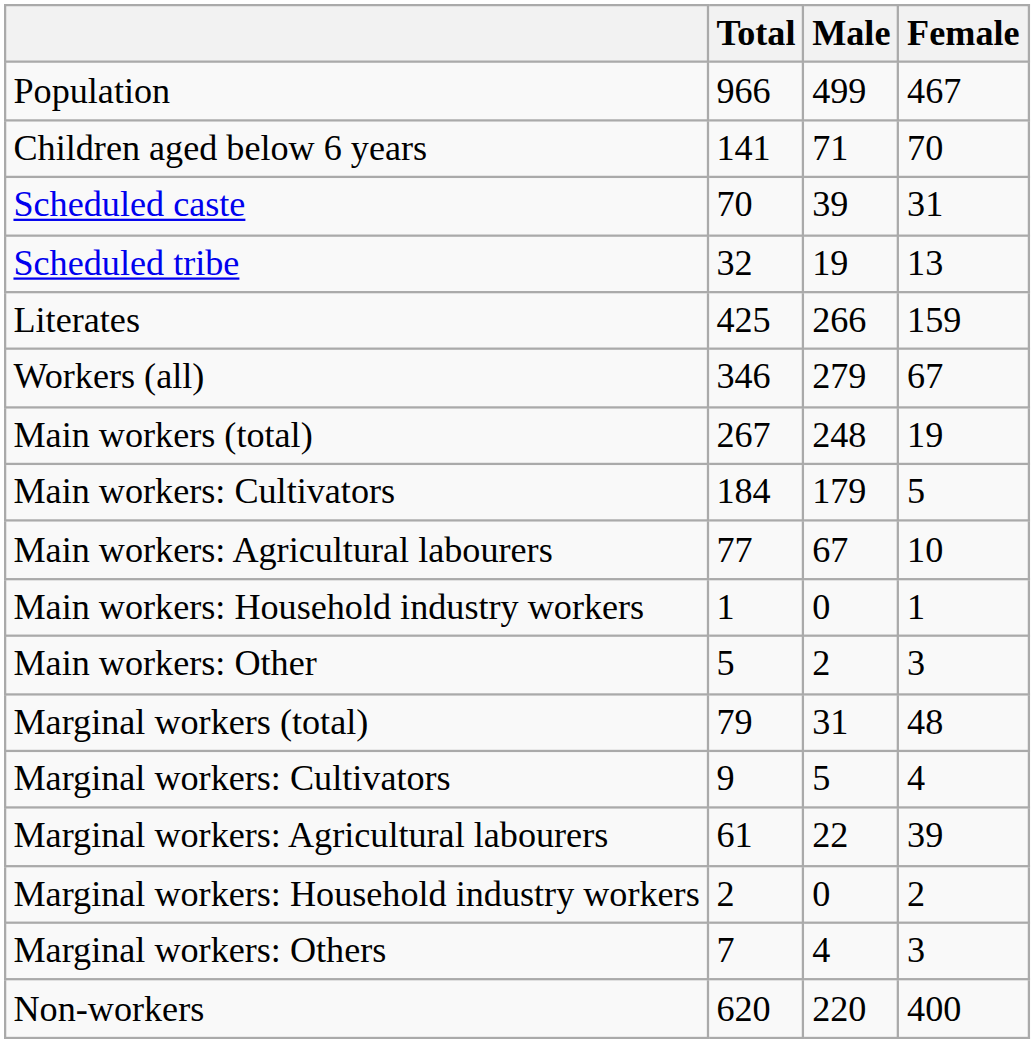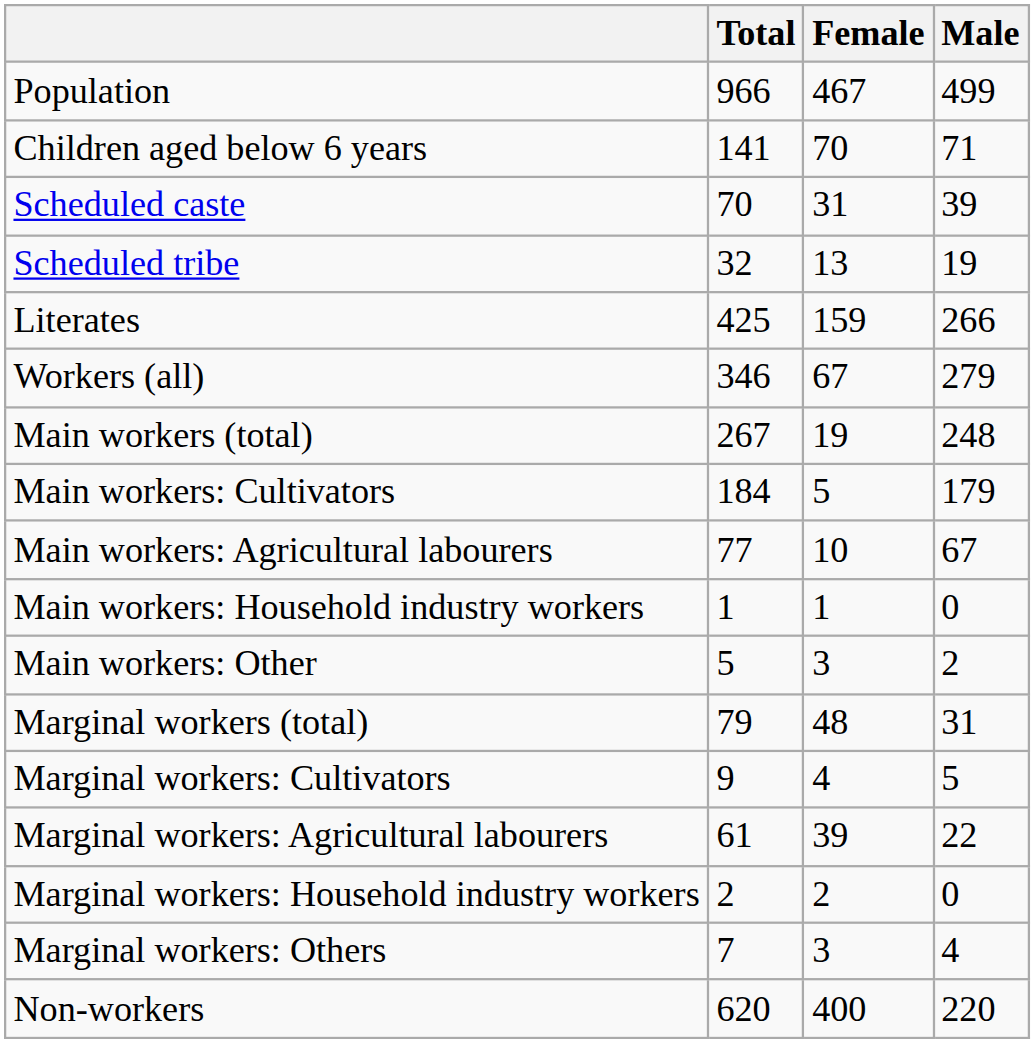columns swapped: (851, 33) <-> (963, 33)
